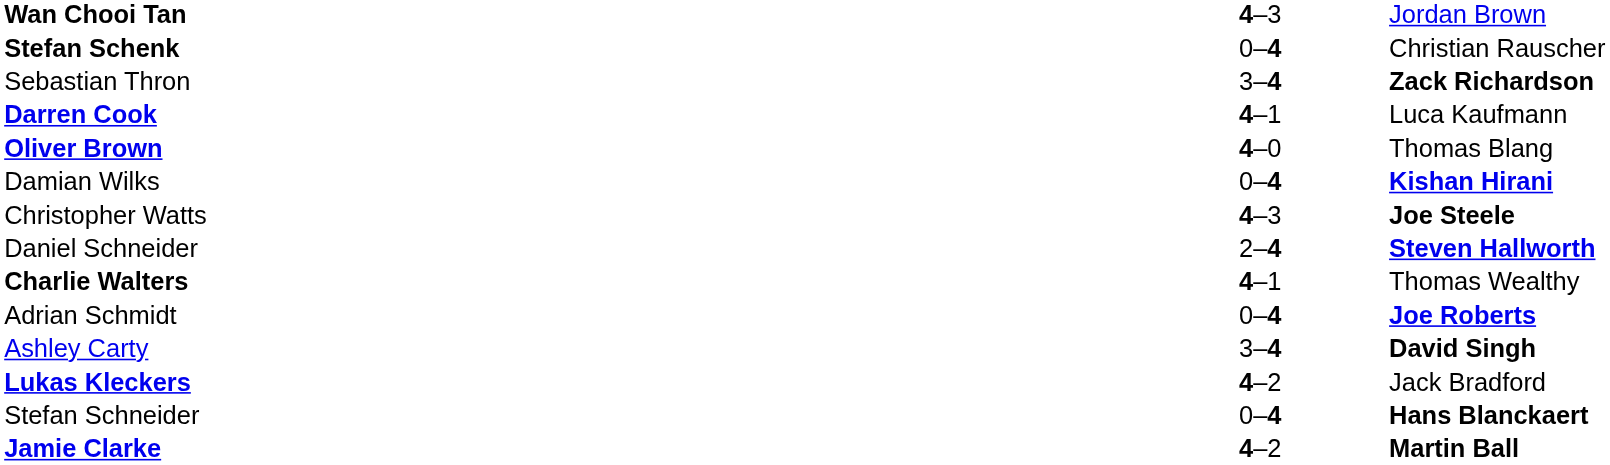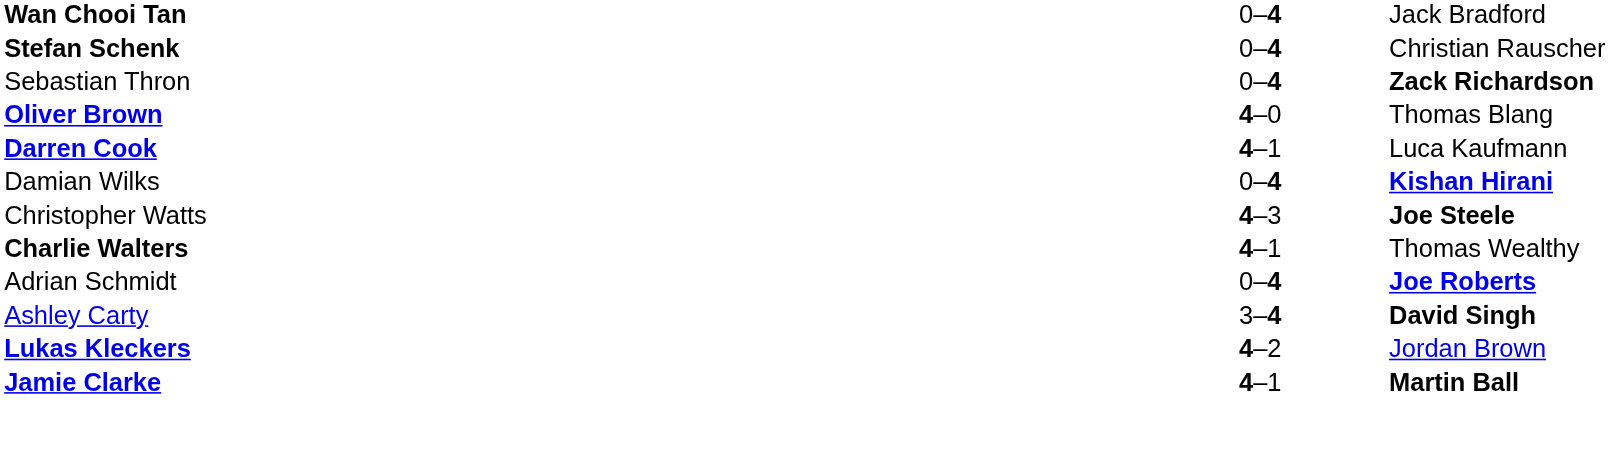(1260, 14) 4–3 -> (1260, 14) 0–4
(1468, 14) Jordan Brown -> (1468, 14) Jack Bradford
(1260, 81) 3–4 -> (1260, 81) 0–4
rows swapped: (81, 115) <-> (83, 148)
- row: (101, 248)
(1468, 382) Jack Bradford -> (1468, 348) Jordan Brown
- row: (102, 415)
(1260, 449) 4–2 -> (1260, 382) 4–1
